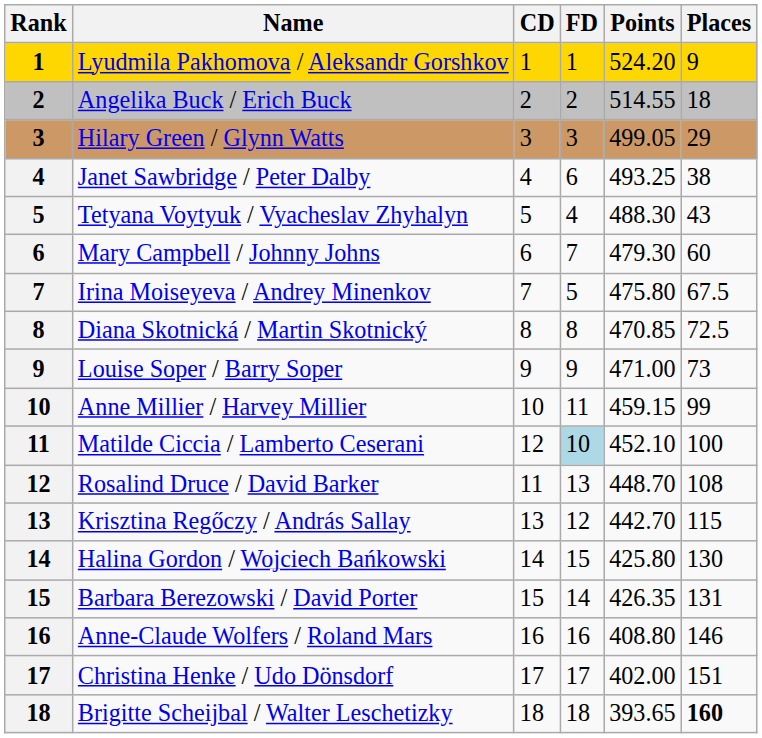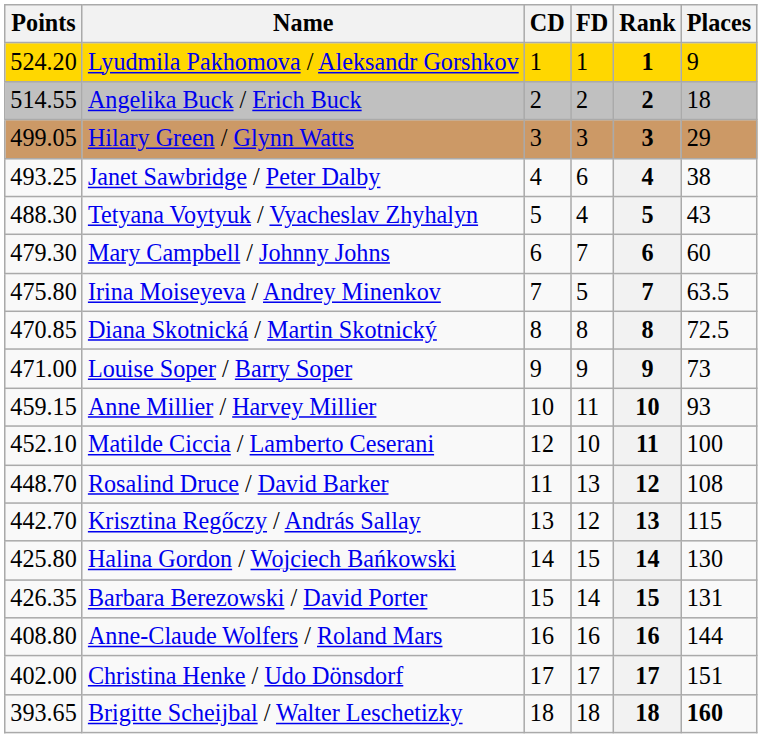columns swapped: (39, 23) <-> (642, 23)
(708, 291) 67.5 -> (708, 291) 63.5
(699, 406) 99 -> (699, 406) 93
(578, 445) lightblue background -> (588, 445) no background
(705, 636) 146 -> (705, 636) 144
